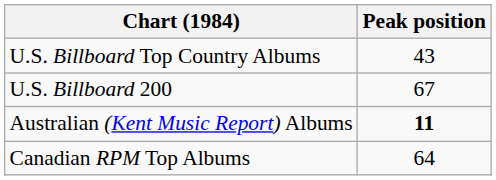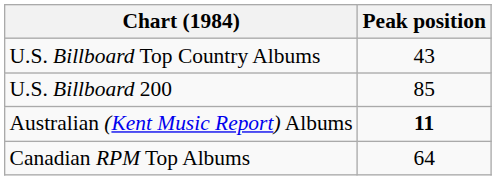(424, 89) 67 -> (424, 89) 85
